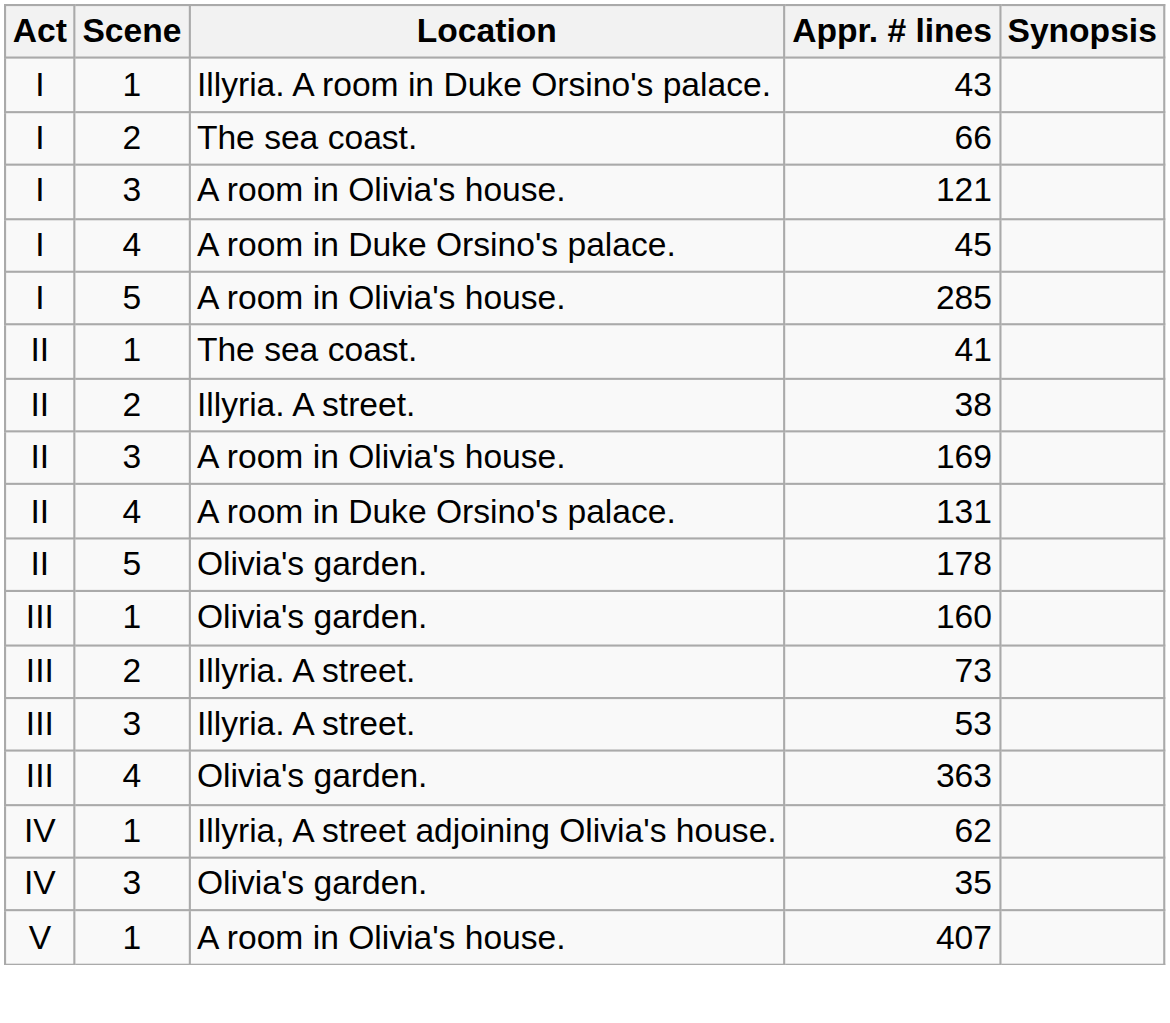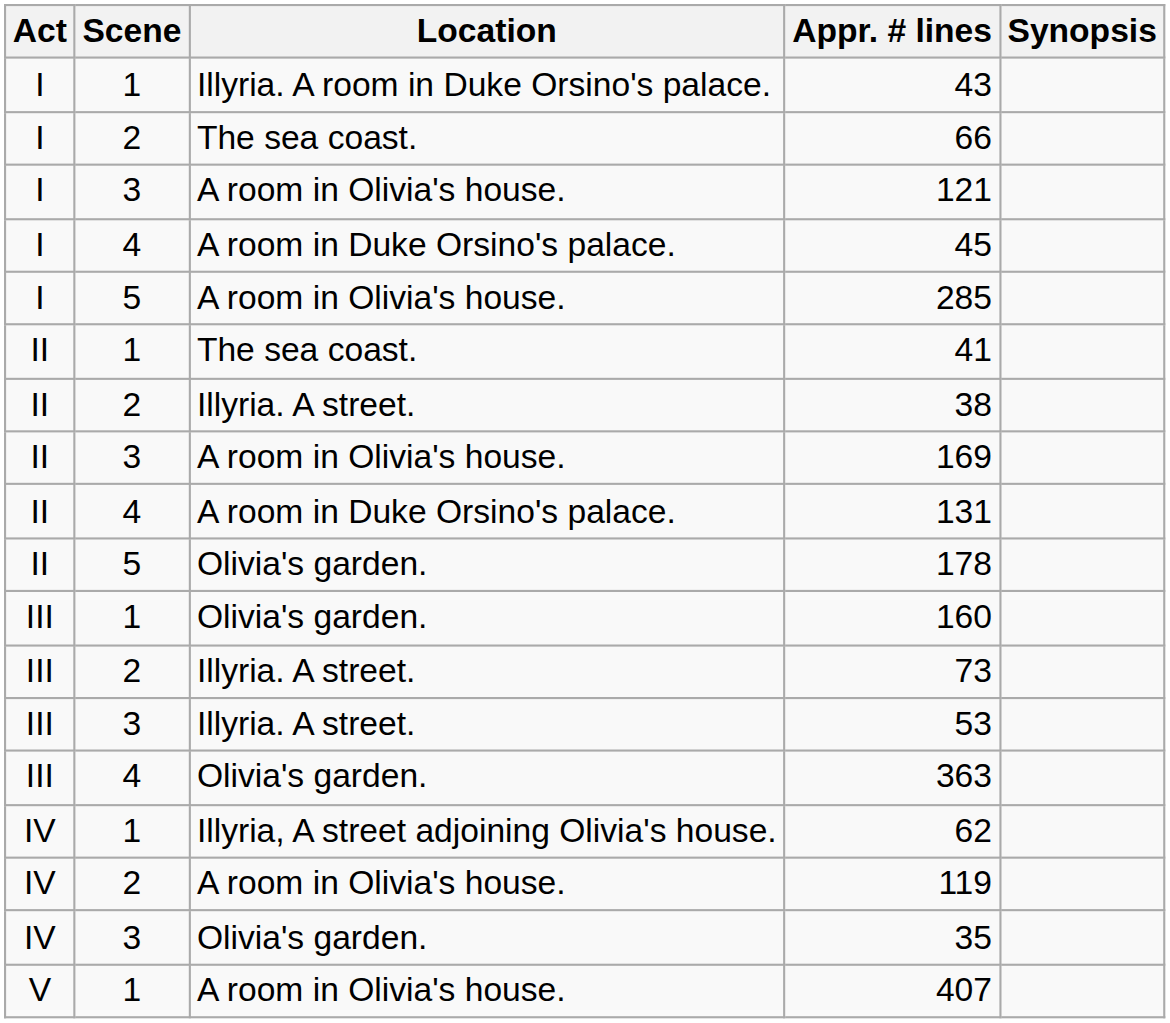+ row: (965, 883)
